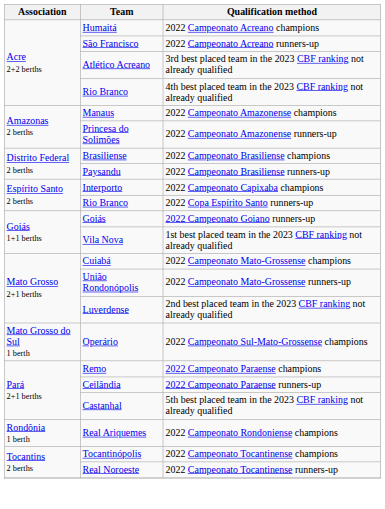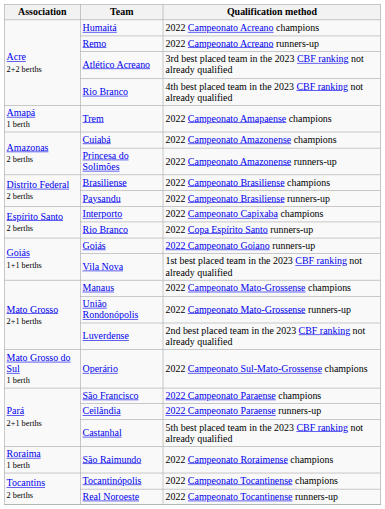(111, 43) São Francisco -> (94, 43) Remo
+ row: (249, 118)
(98, 113) Manaus -> (97, 140) Cuiabá
(97, 261) Cuiabá -> (98, 288) Manaus
(94, 369) Remo -> (111, 395) São Francisco
- row: (252, 433)
+ row: (249, 459)
